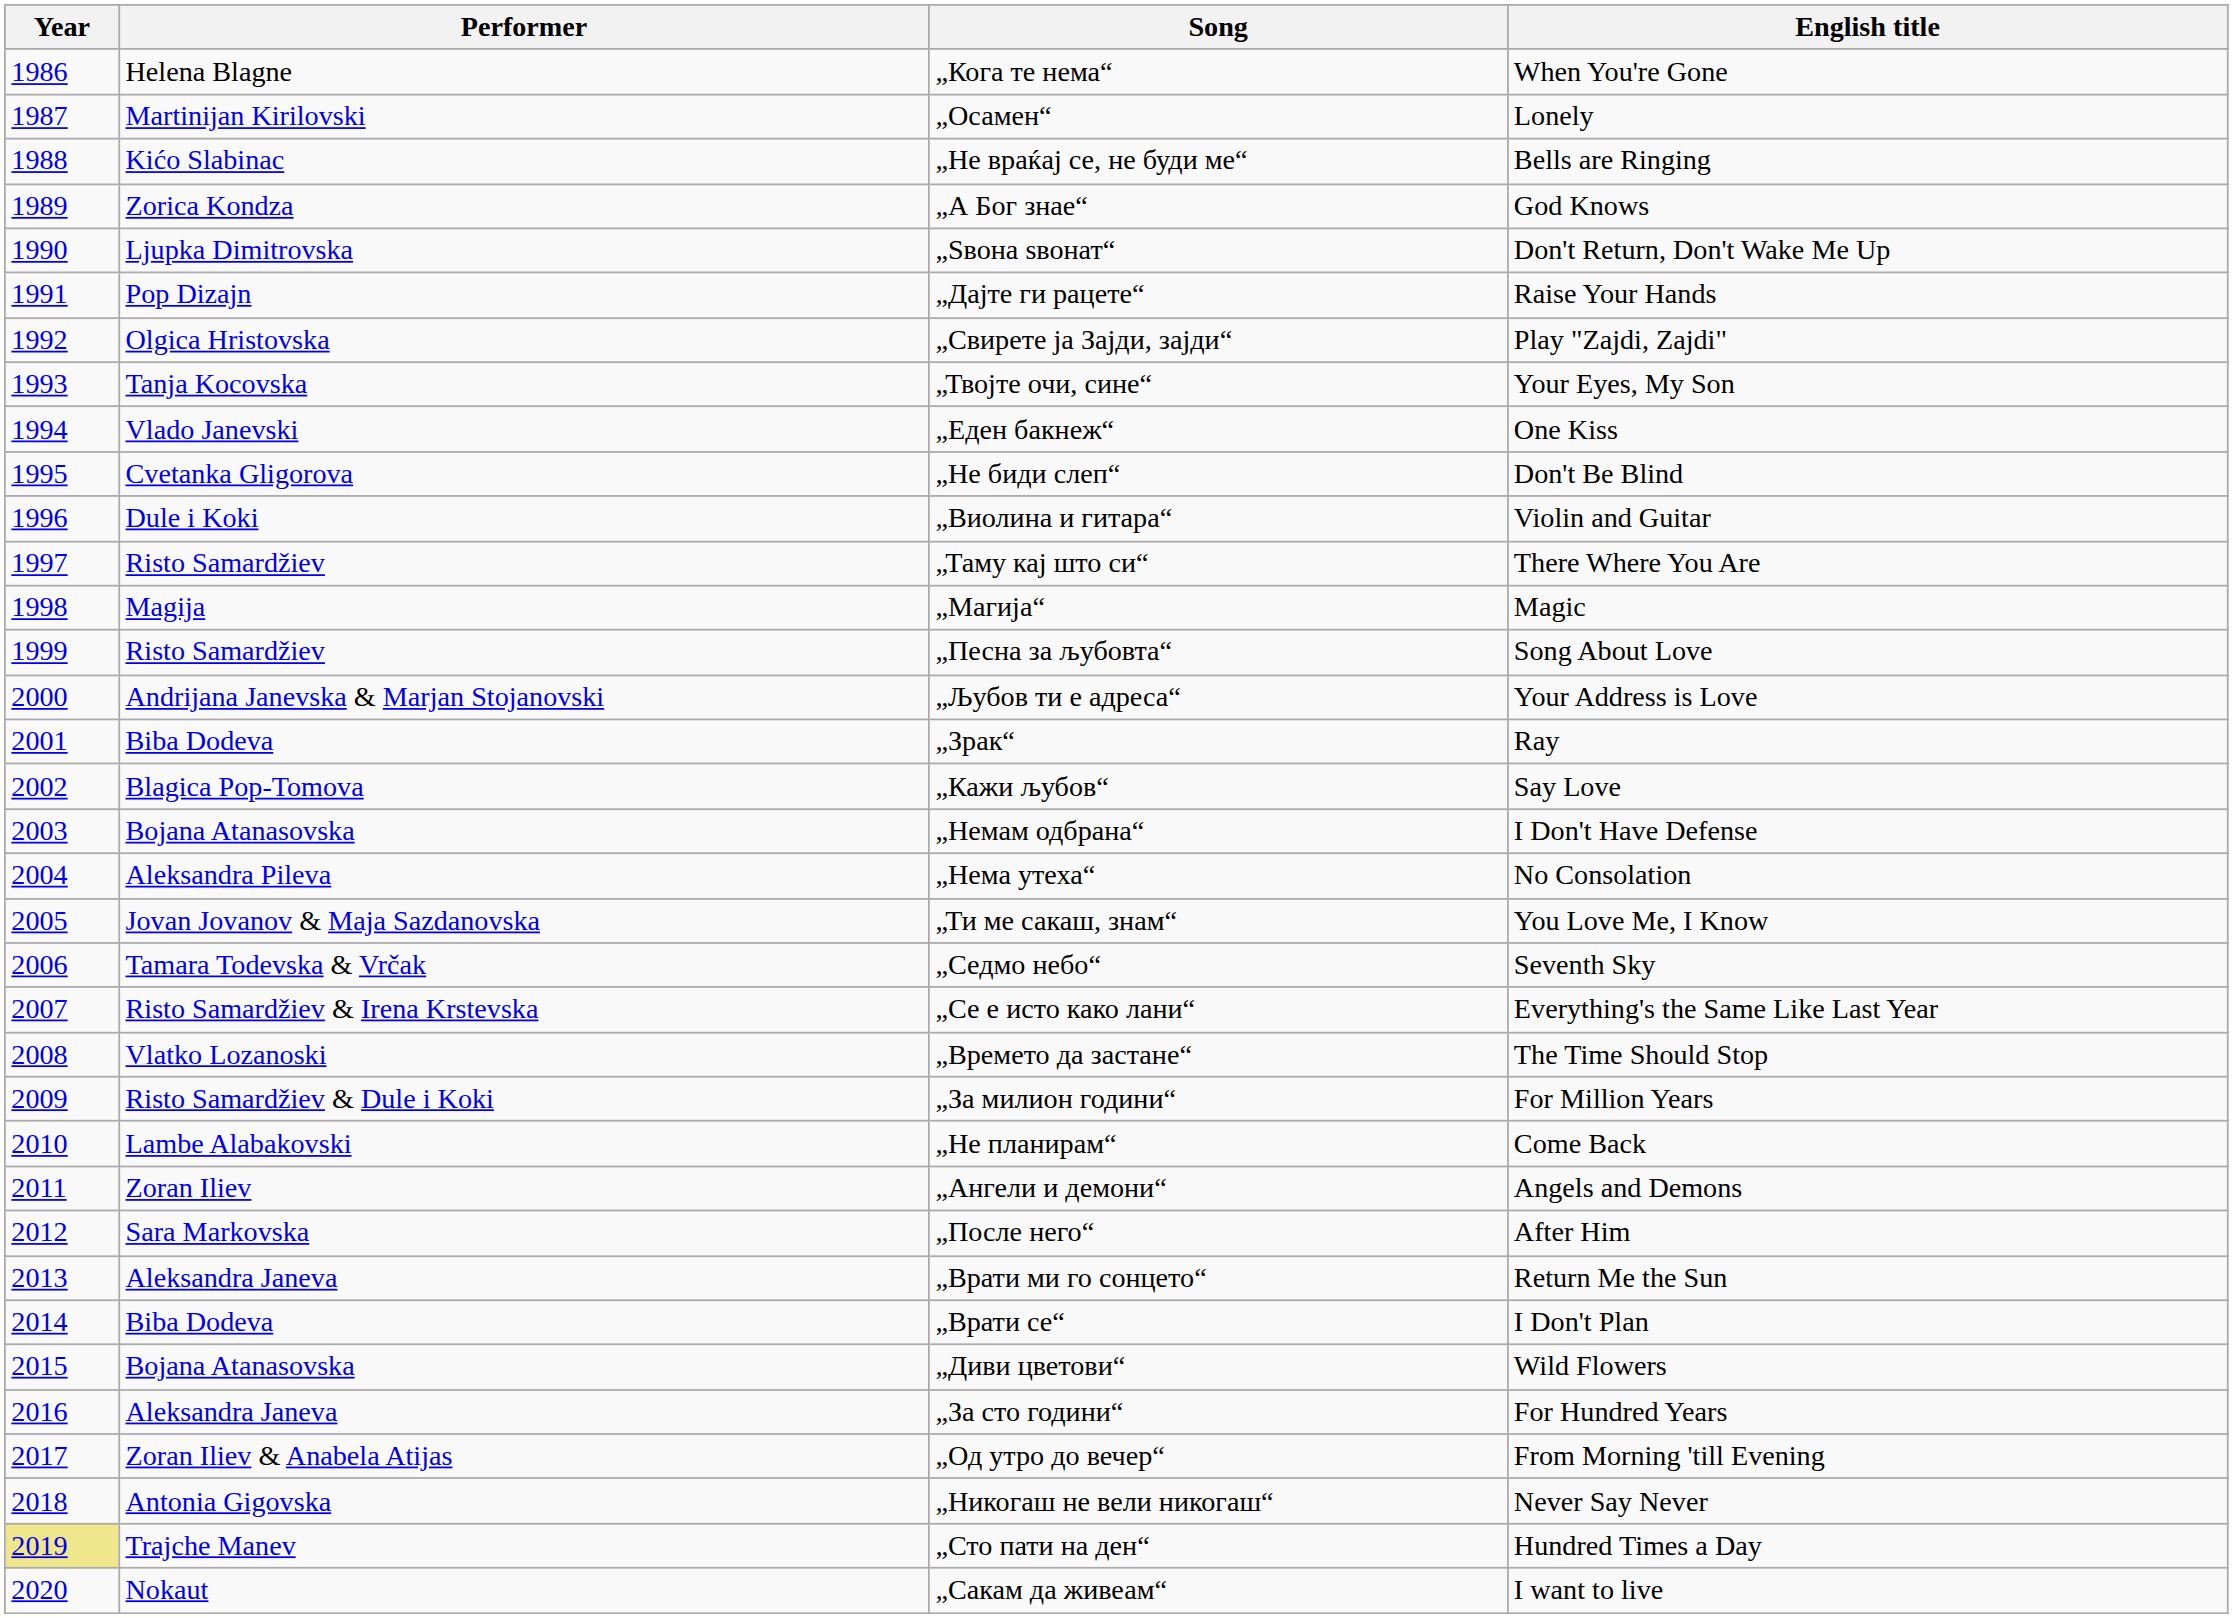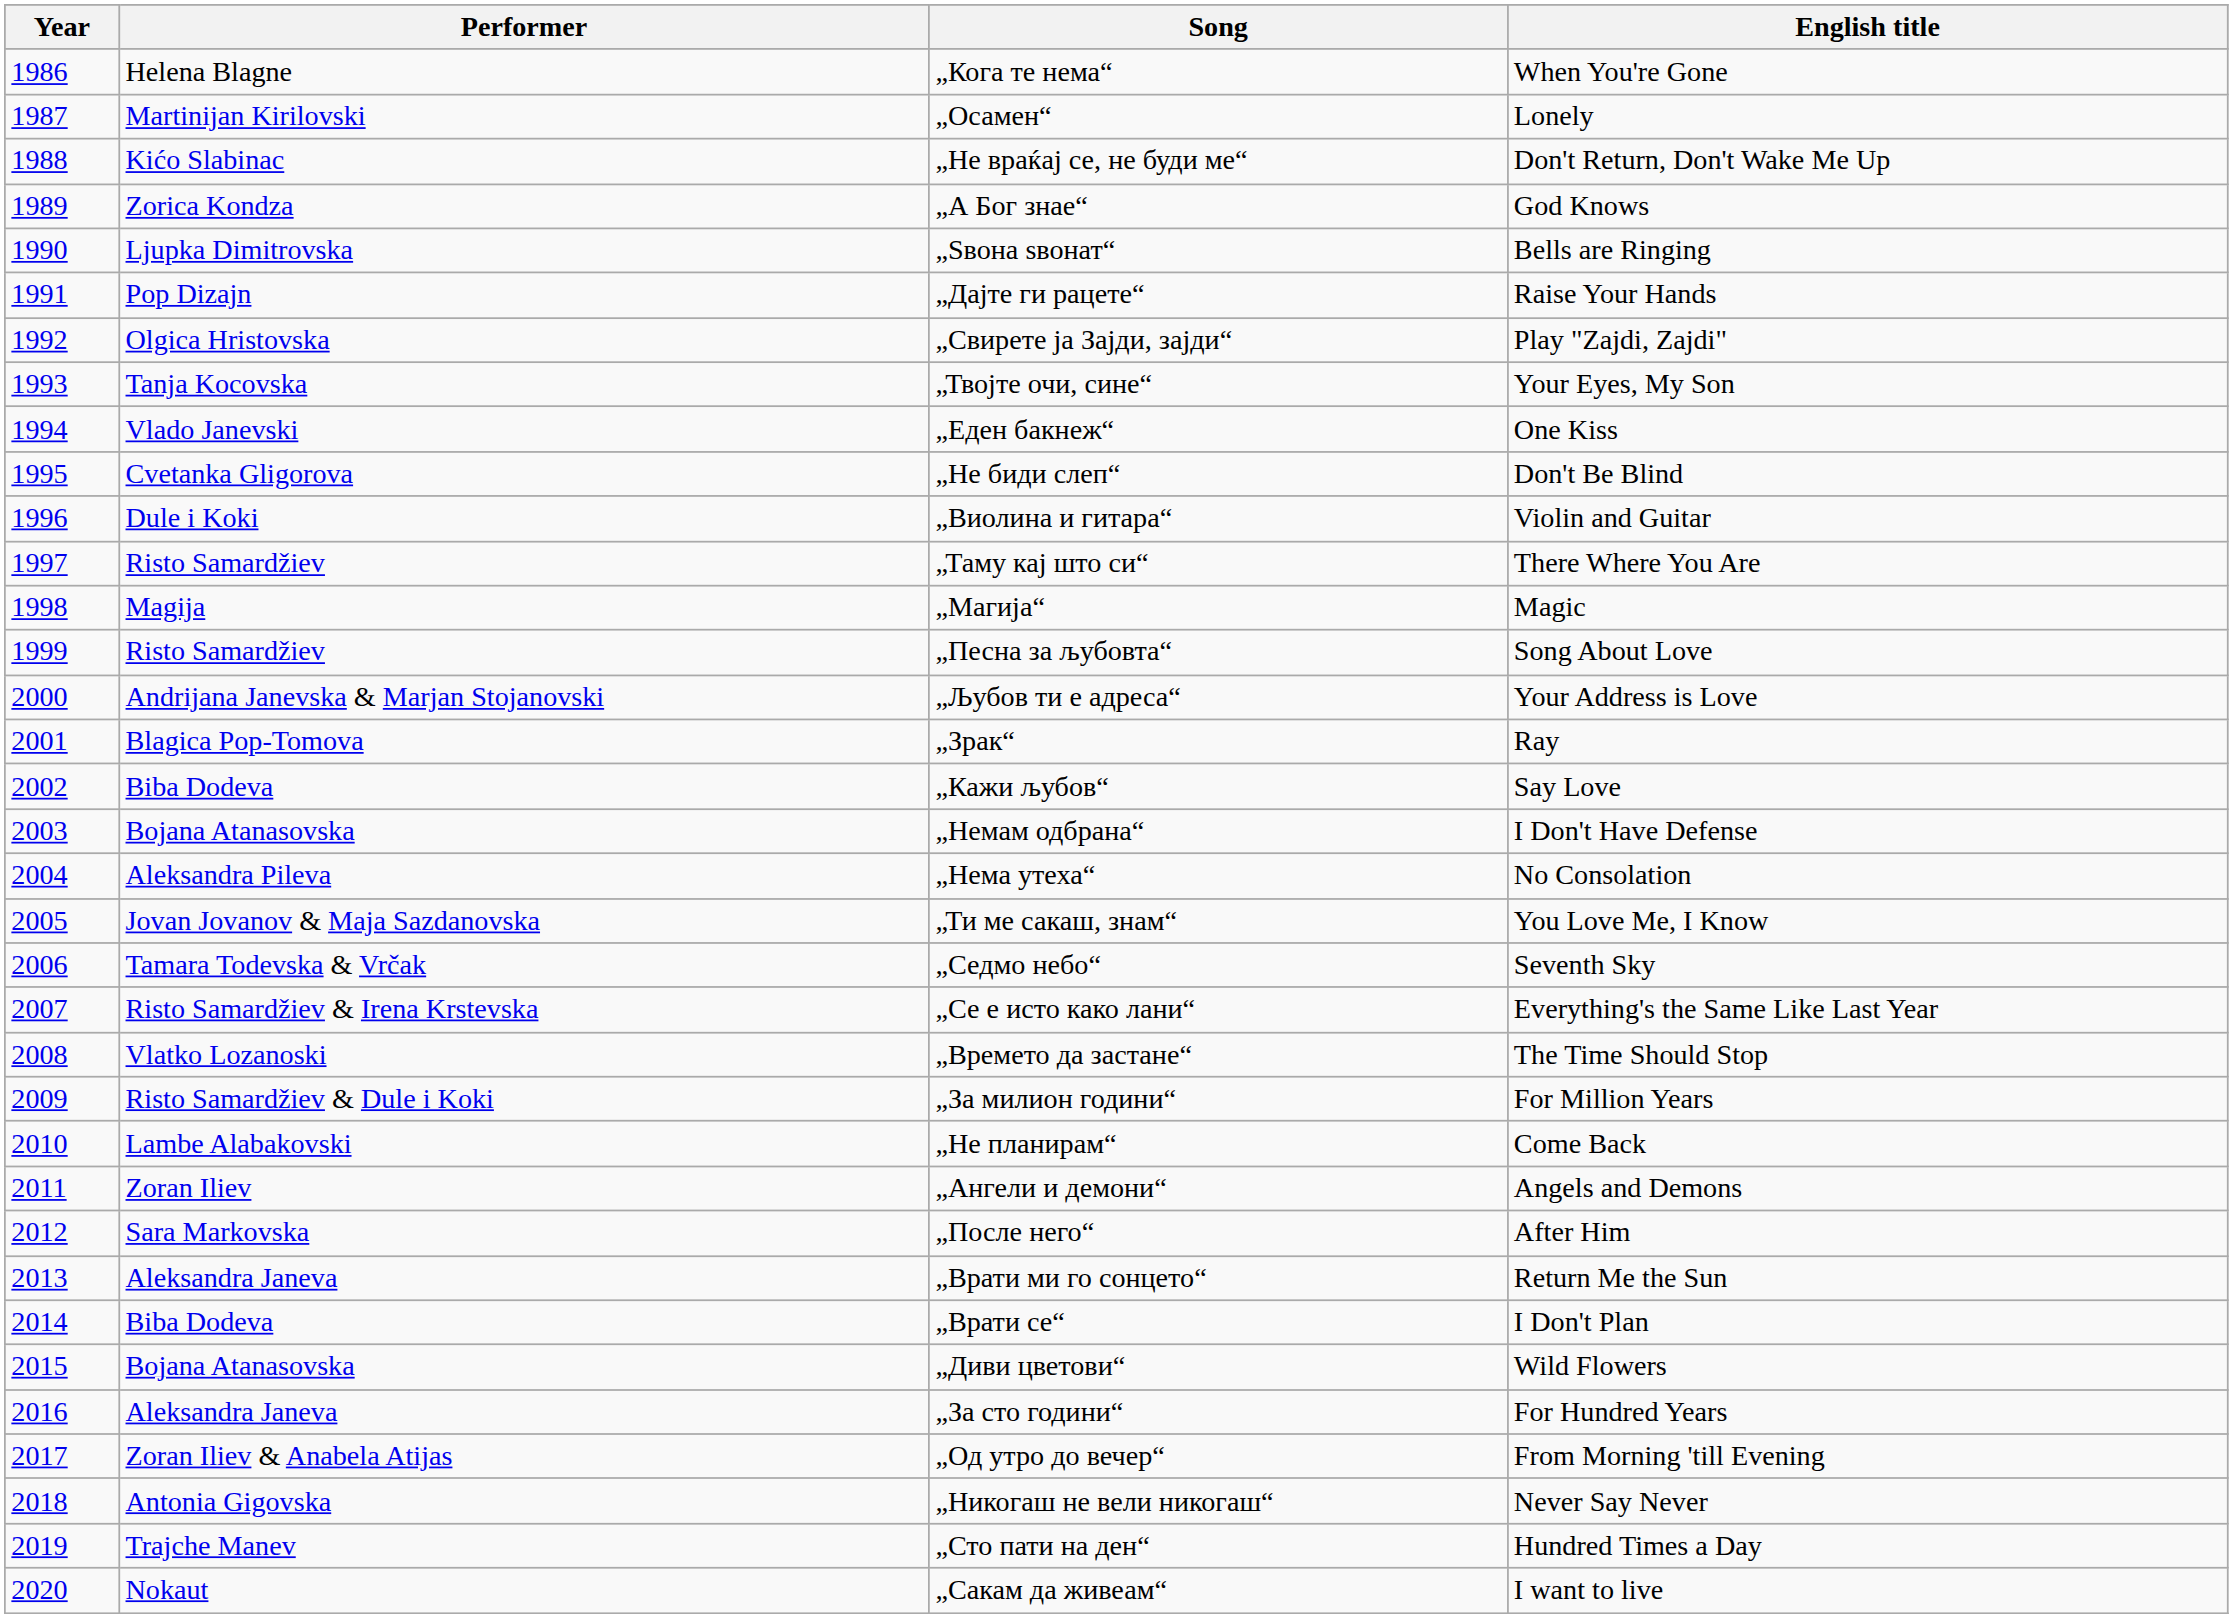(1612, 160) Bells are Ringing -> (1702, 160) Don't Return, Don't Wake Me Up
(1702, 250) Don't Return, Don't Wake Me Up -> (1612, 250) Bells are Ringing
(199, 741) Biba Dodeva -> (245, 741) Blagica Pop-Tomova
(245, 786) Blagica Pop-Tomova -> (199, 786) Biba Dodeva
(40, 1545) khaki background -> (40, 1545) no background
